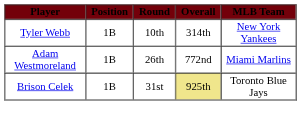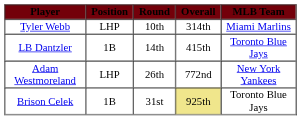(110, 32) 1B -> (110, 26) LHP
(259, 32) New York Yankees -> (259, 26) Miami Marlins
+ row: (45, 47)
(110, 59) 1B -> (110, 74) LHP
(259, 59) Miami Marlins -> (259, 74) New York Yankees
